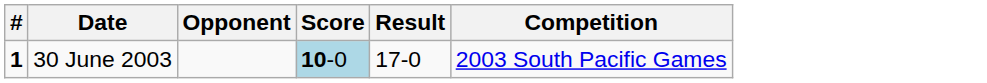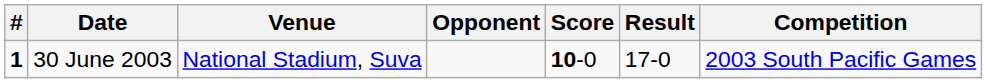+ column: (302, 22)
(324, 58) lightblue background -> (574, 58) no background
